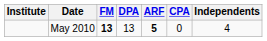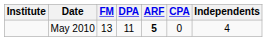(107, 28) bold -> (107, 28) normal
(129, 28) 13 -> (129, 28) 11
